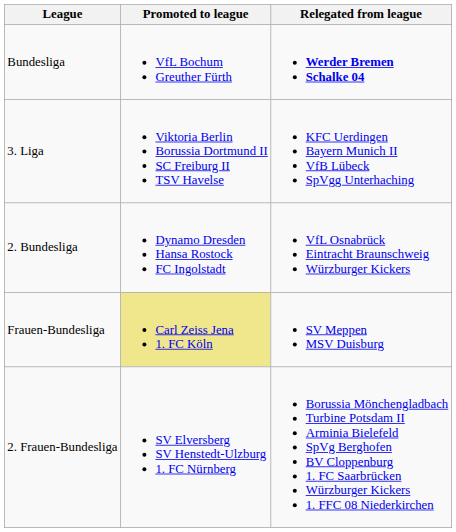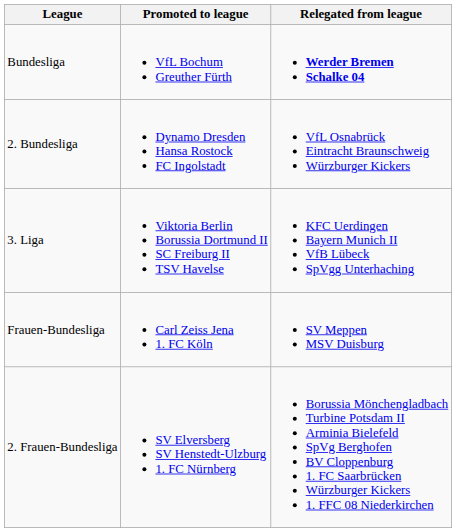rows swapped: (43, 247) <-> (25, 151)
(196, 337) khaki background -> (196, 337) no background
